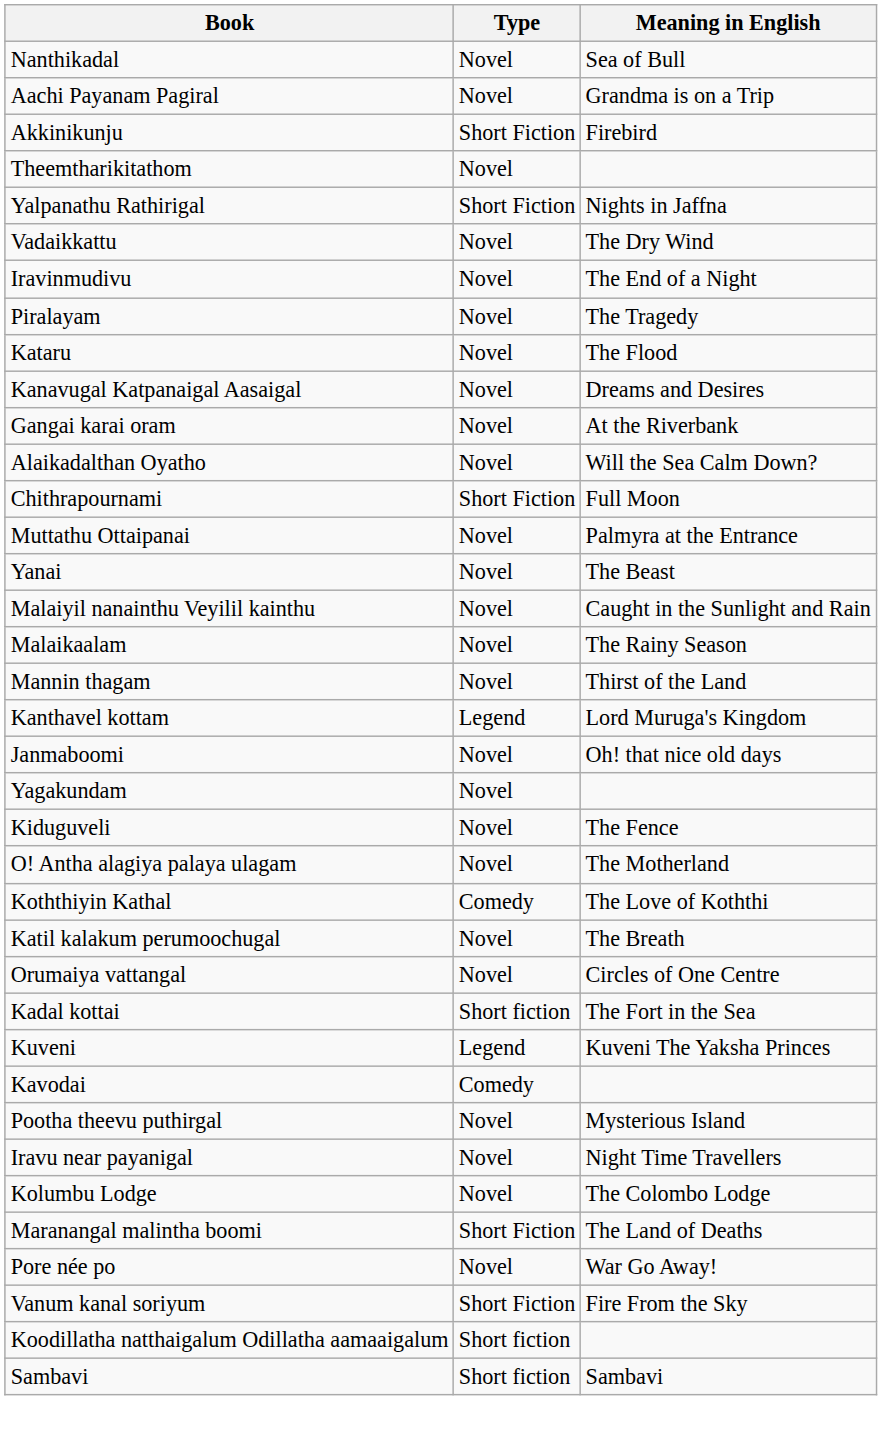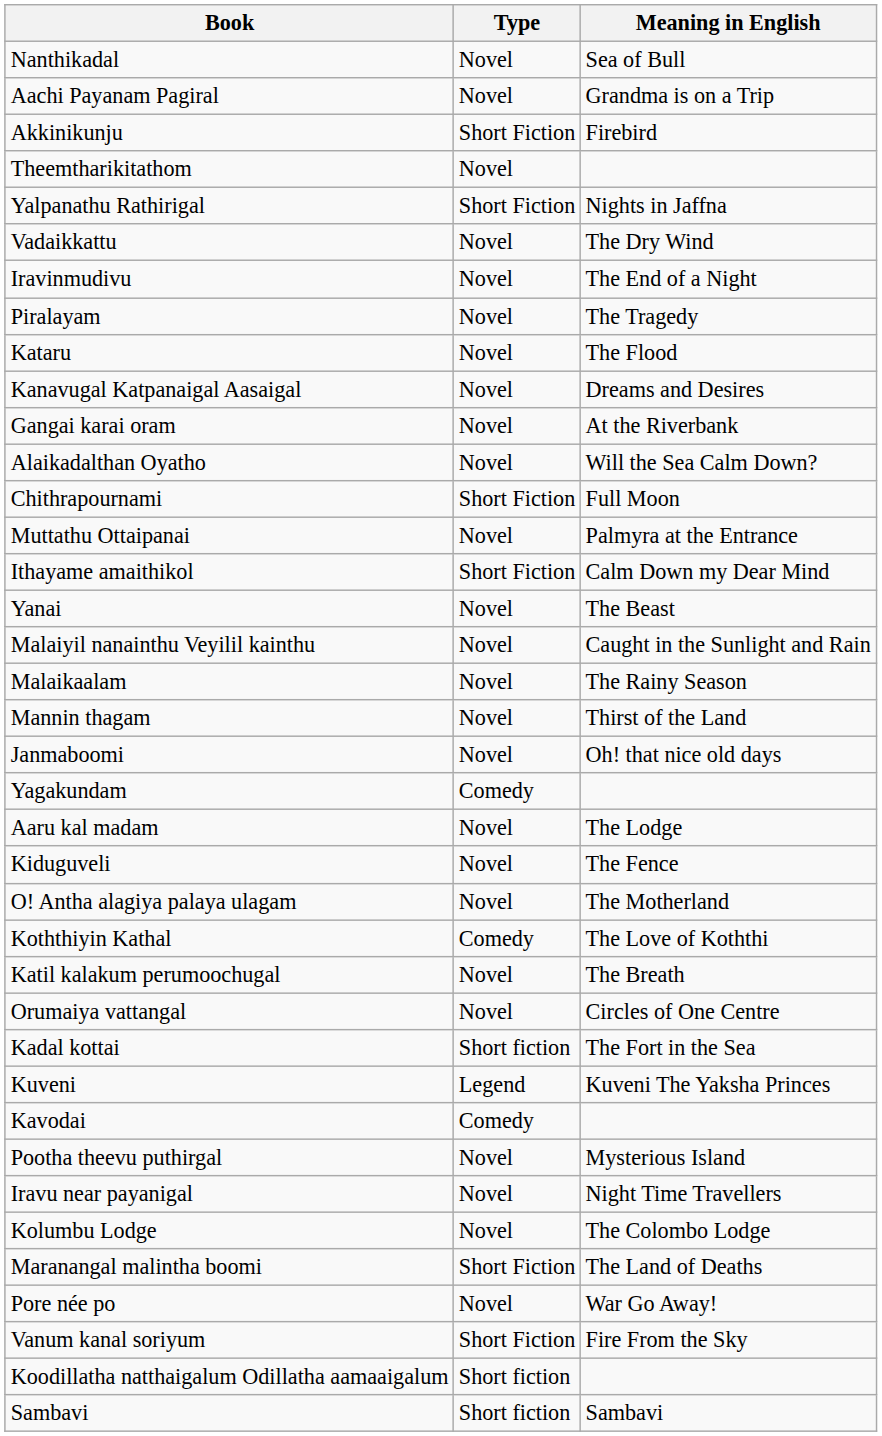+ row: (102, 571)
- row: (90, 718)
(486, 791) Novel -> (496, 791) Comedy
+ row: (85, 827)
